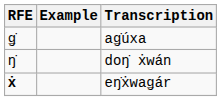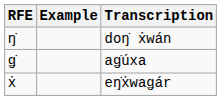rows swapped: (138, 61) <-> (125, 39)
(12, 84) bold -> (12, 84) normal
